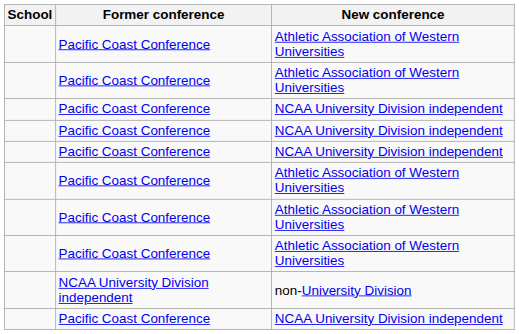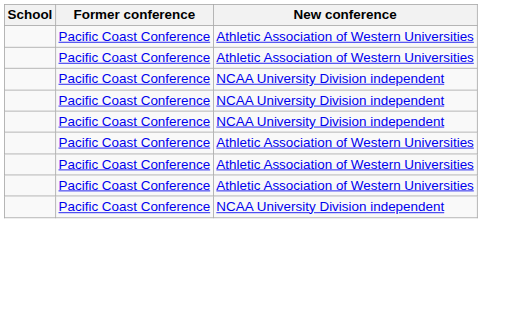- row: (134, 290)
